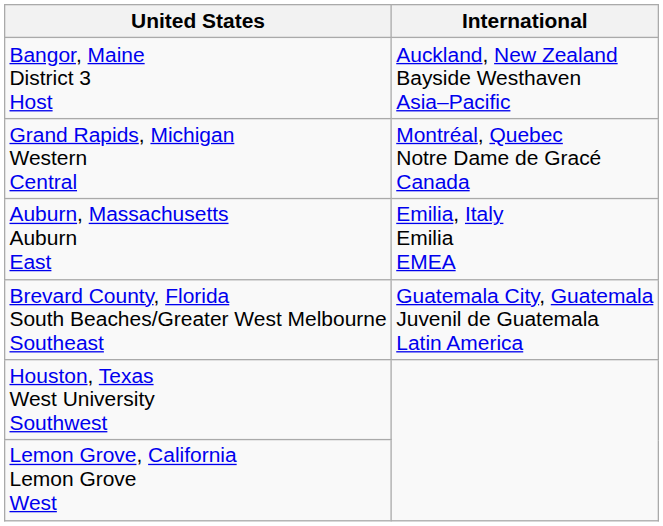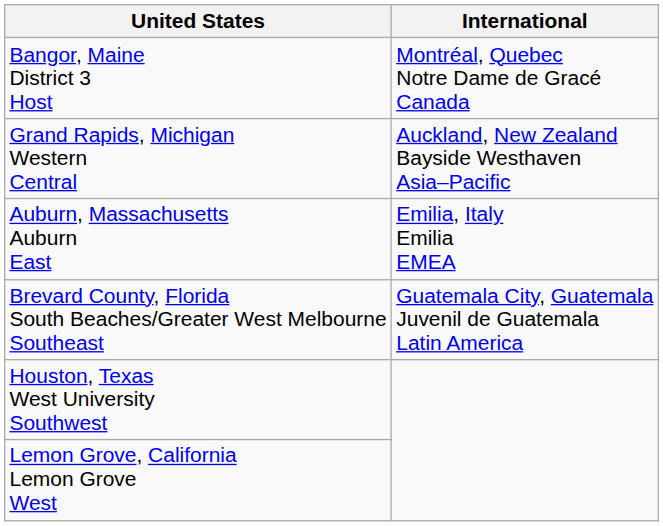(507, 77) Auckland, New Zealand Bayside Westhaven Asia–Pacific -> (499, 77) Montréal, Quebec Notre Dame de Gracé Canada
(499, 158) Montréal, Quebec Notre Dame de Gracé Canada -> (507, 158) Auckland, New Zealand Bayside Westhaven Asia–Pacific
